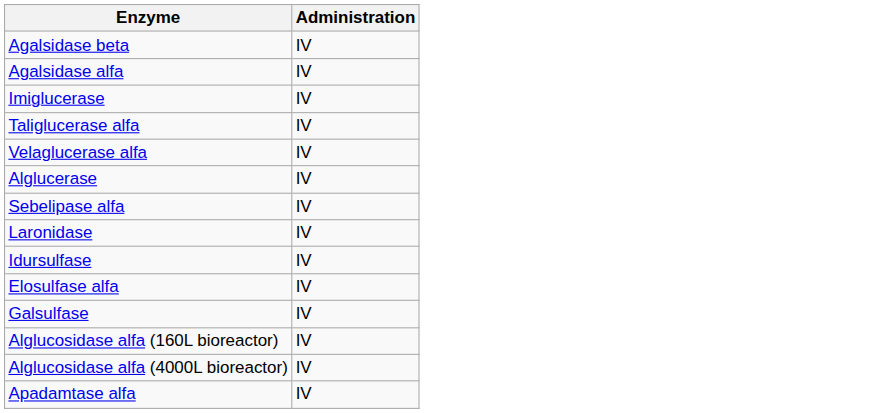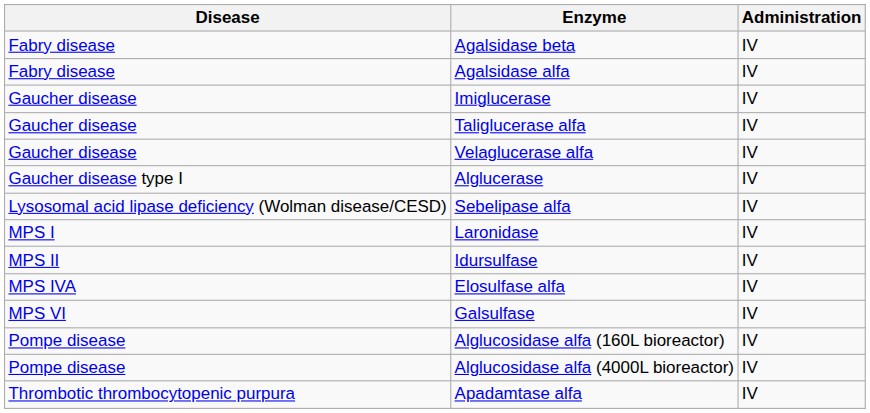+ column: (228, 17)
